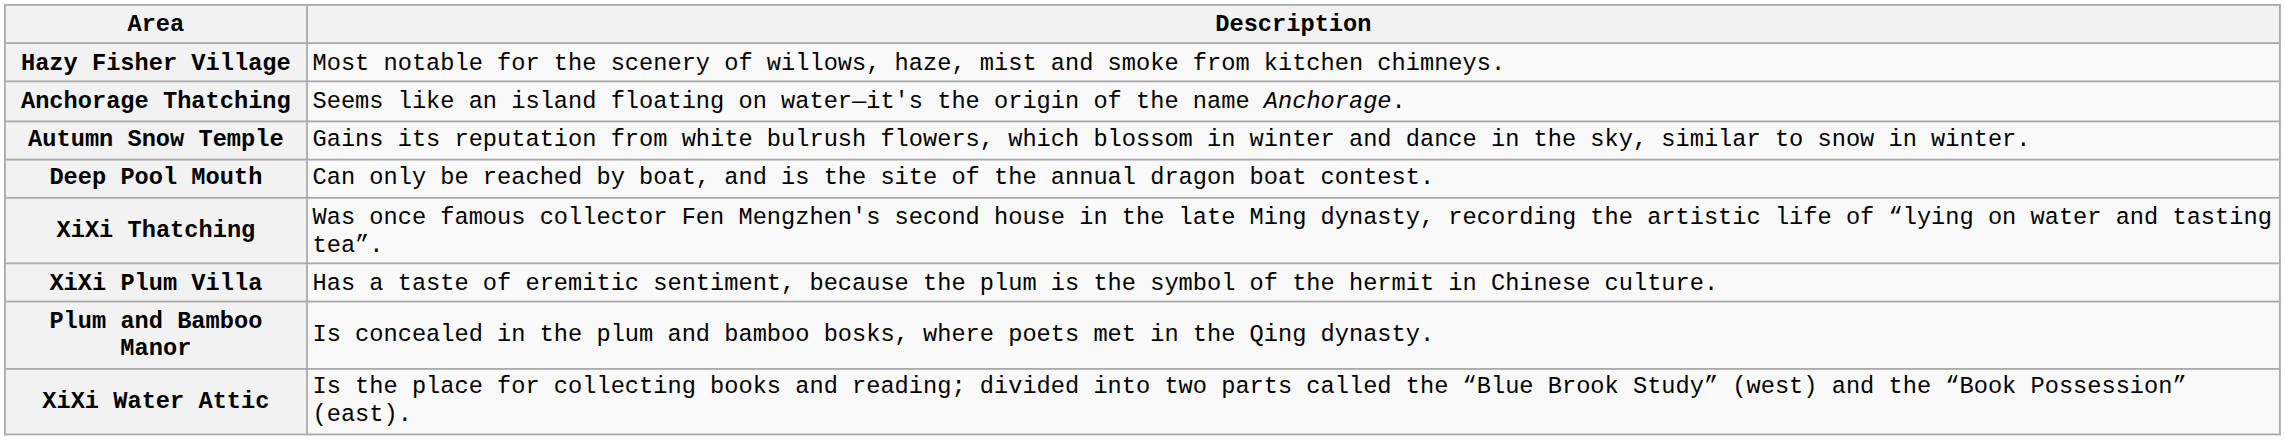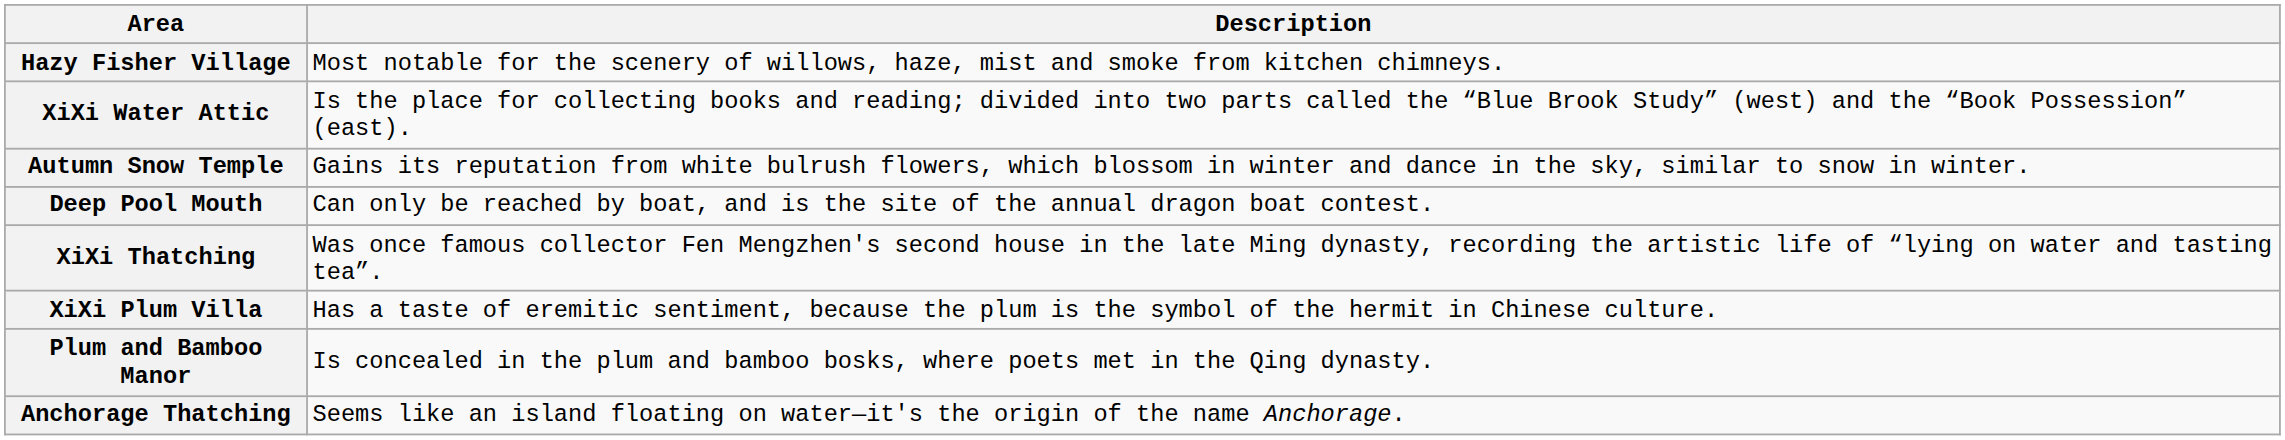rows swapped: (156, 101) <-> (156, 401)
